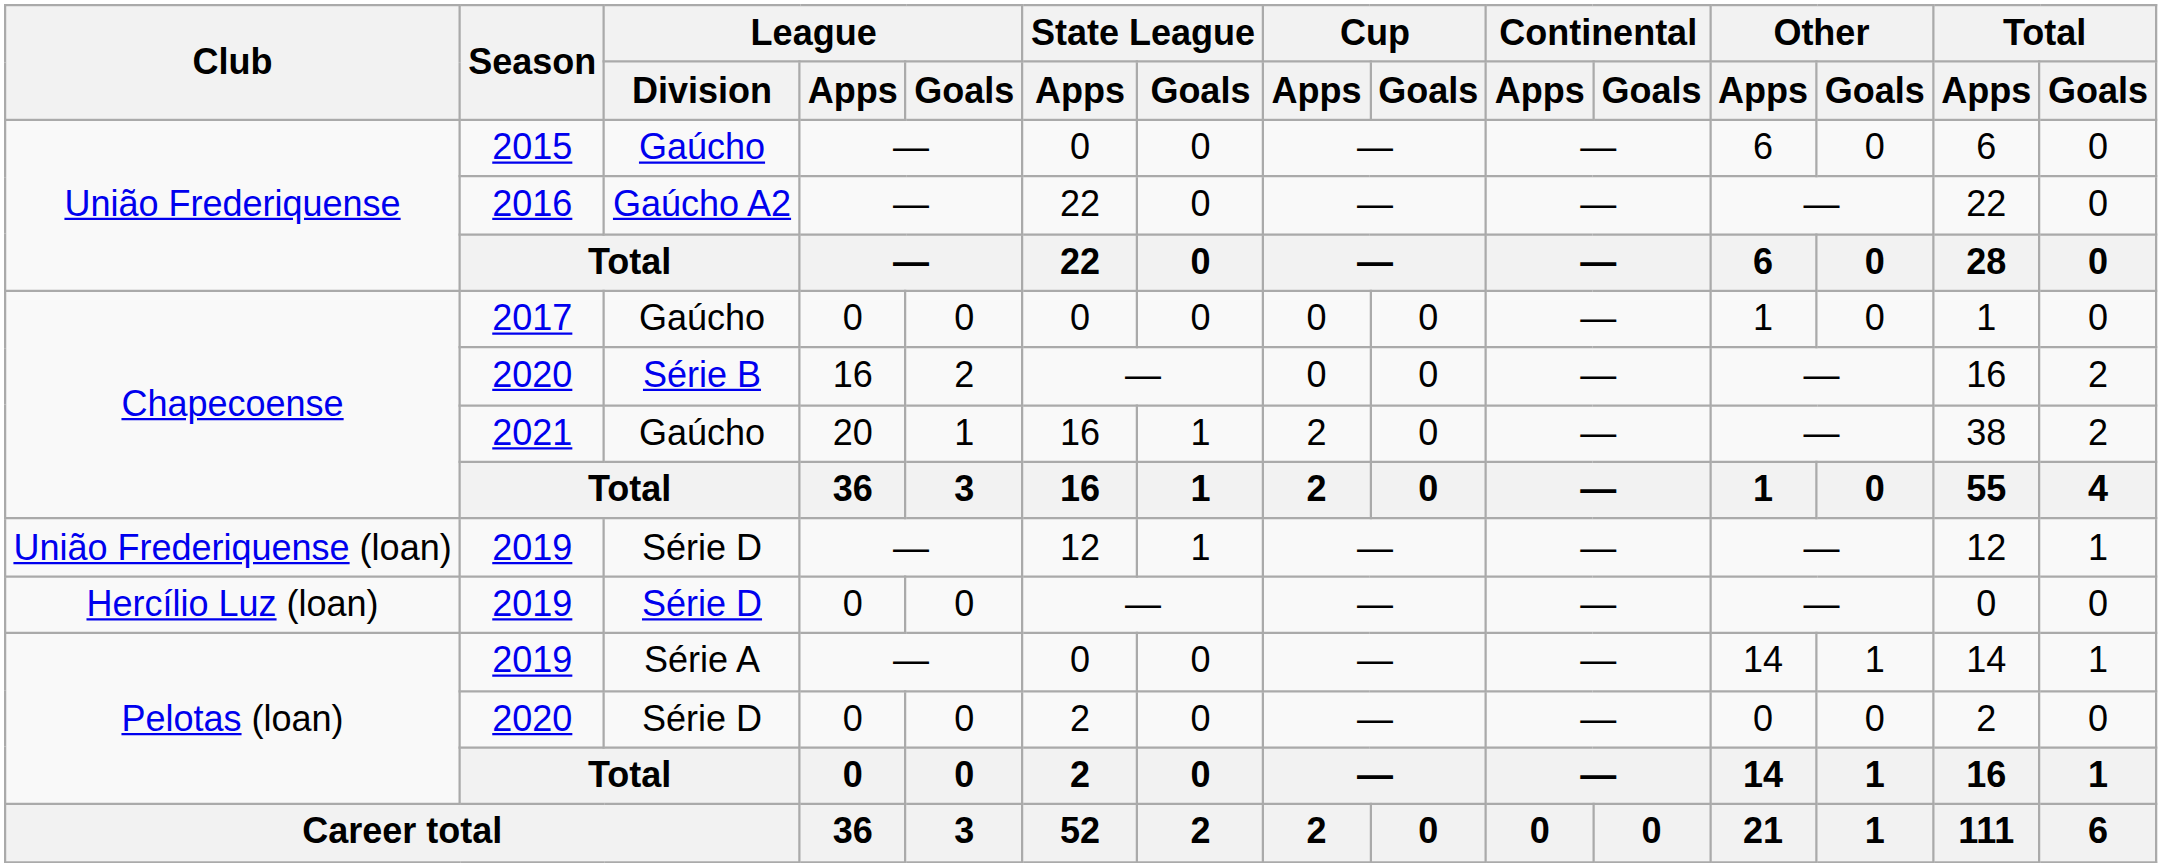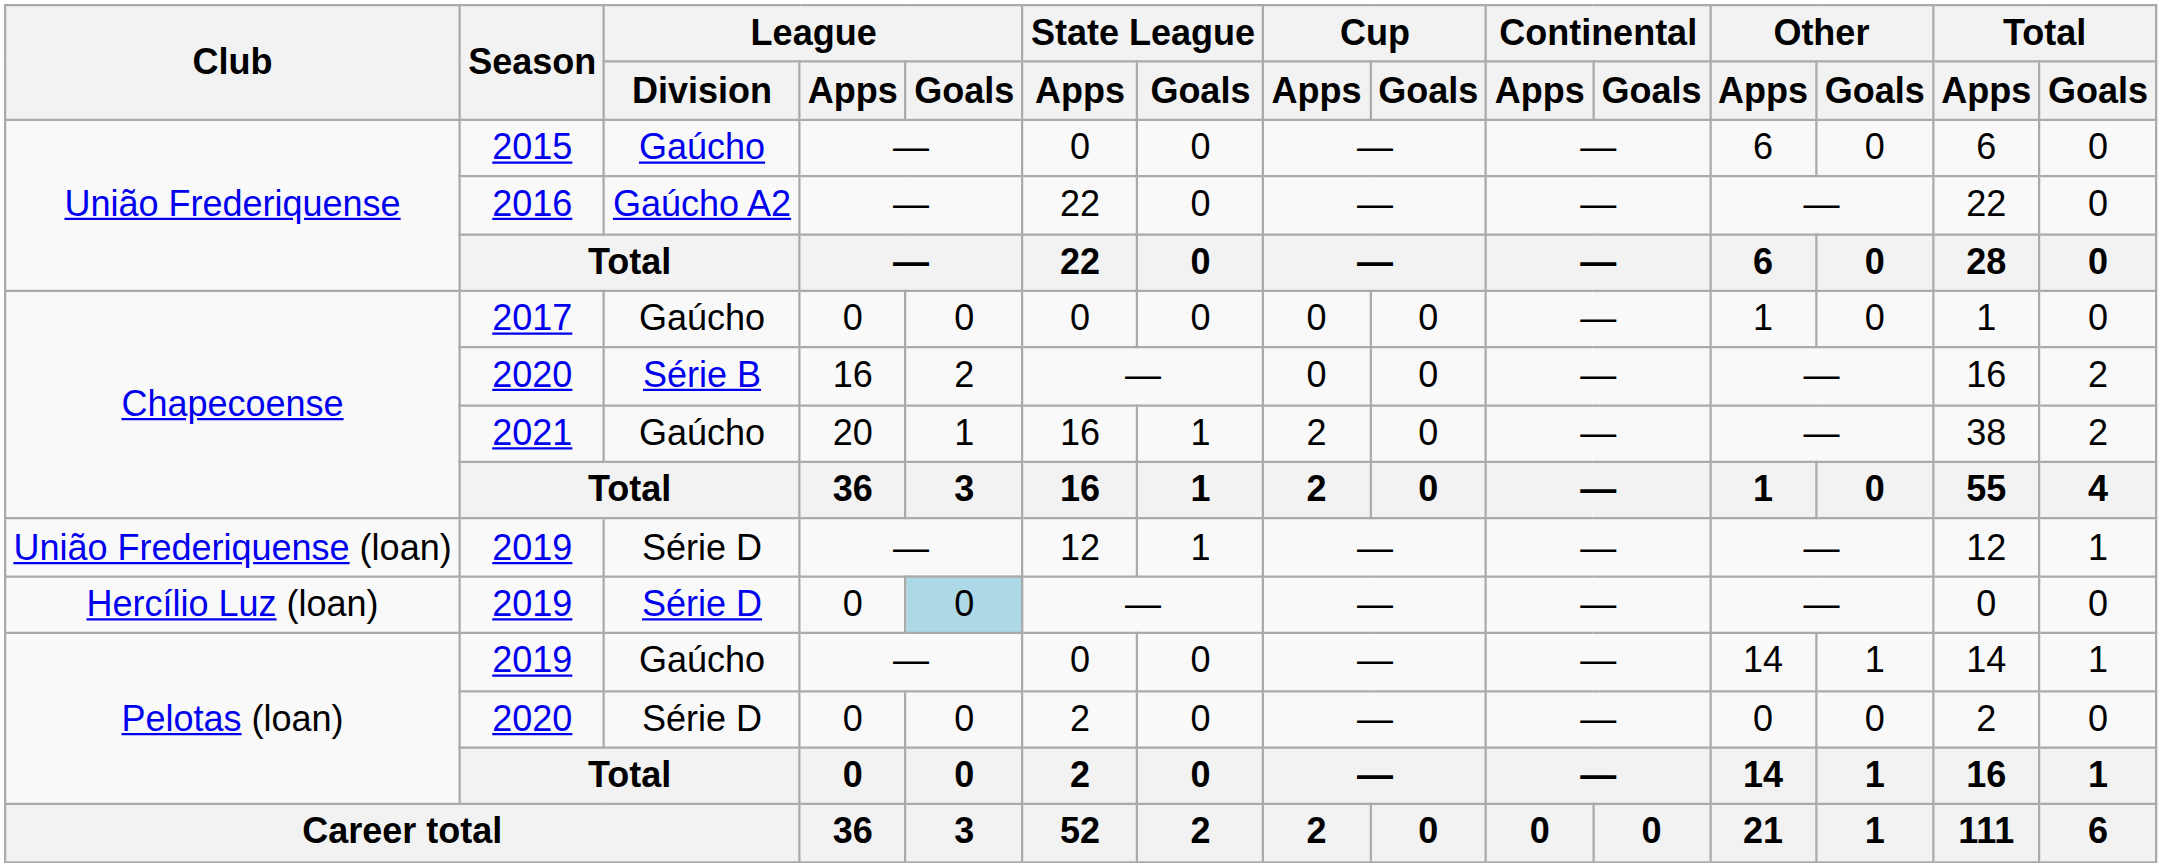(964, 603) no background -> (964, 603) lightblue background
(702, 661) Série A -> (702, 661) Gaúcho
